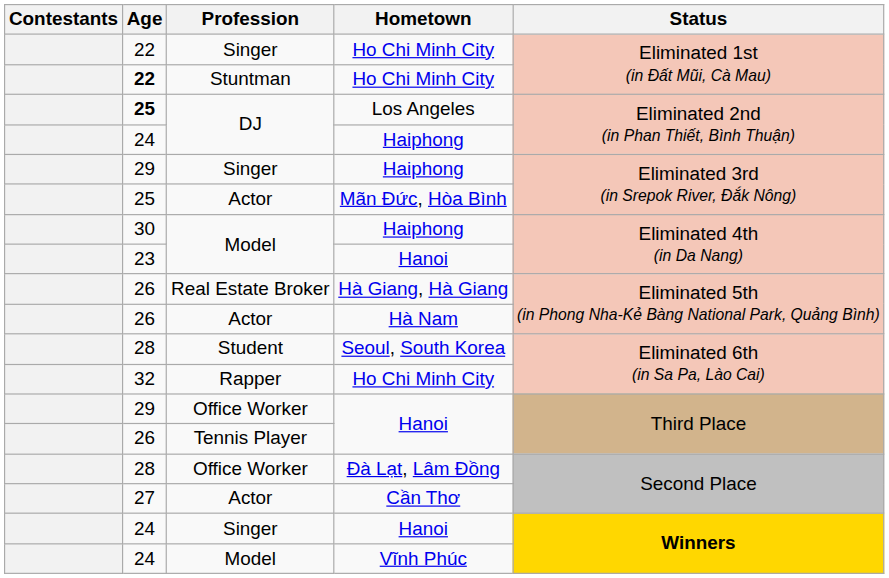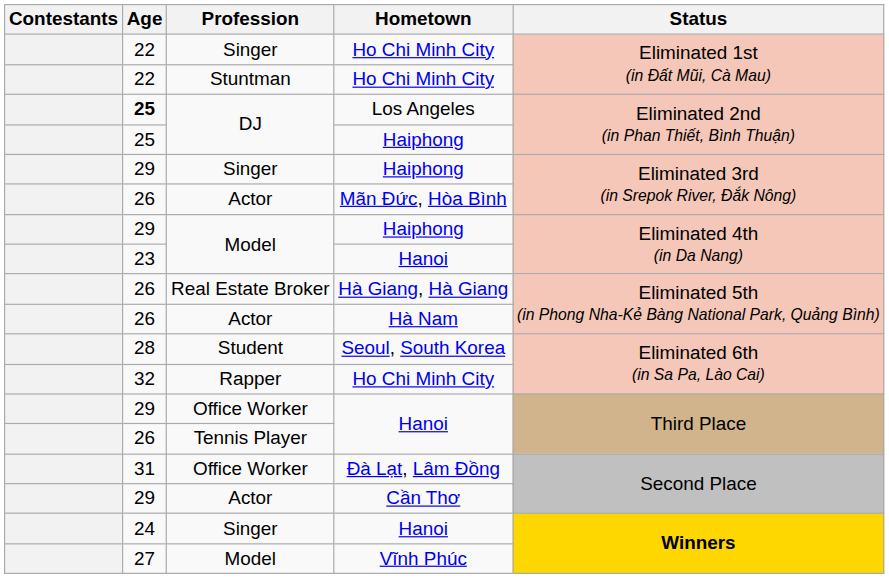(145, 79) bold -> (145, 79) normal
(145, 139) 24 -> (145, 139) 25
(145, 199) 25 -> (145, 199) 26
(145, 229) 30 -> (145, 229) 29
(145, 468) 28 -> (145, 468) 31
(145, 498) 27 -> (145, 498) 29
(145, 558) 24 -> (145, 558) 27
